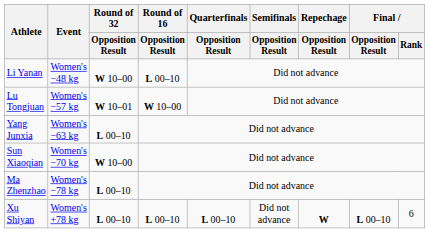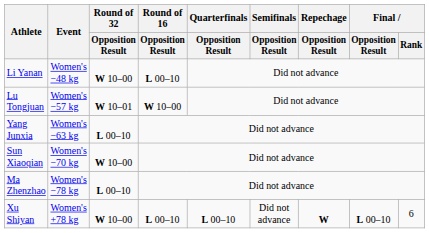(114, 220) L 00–10 -> (114, 220) W 10–00
